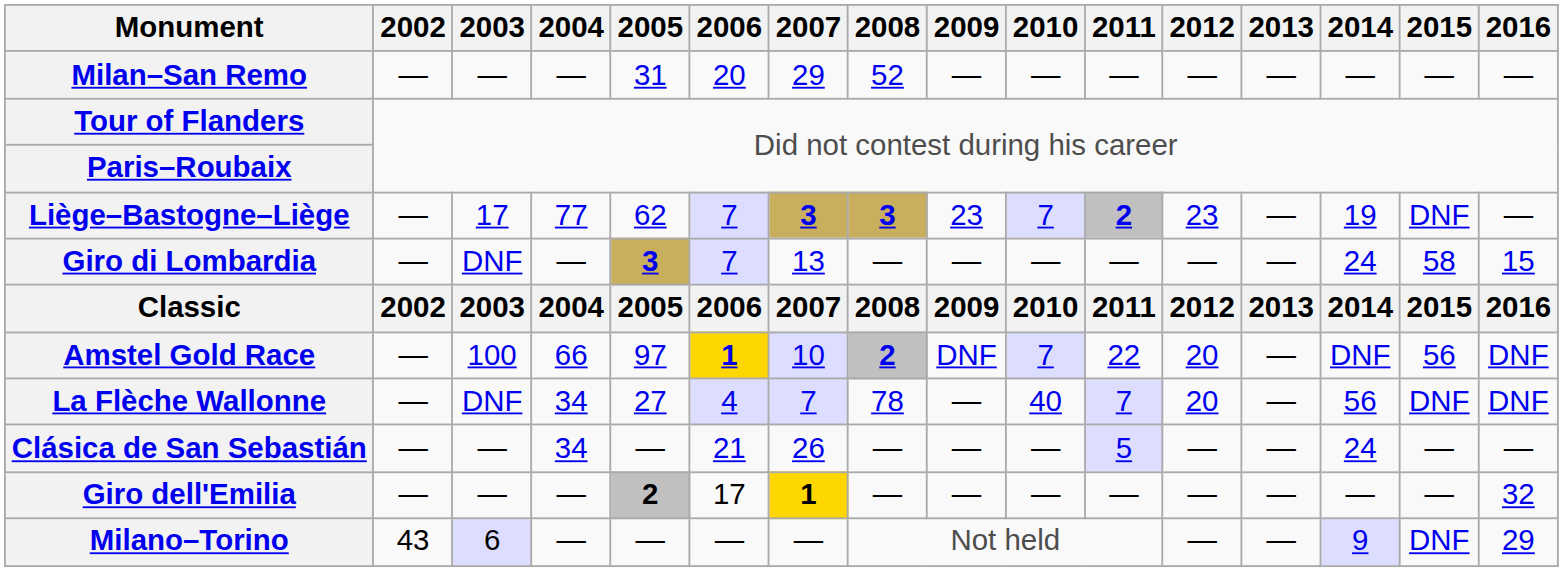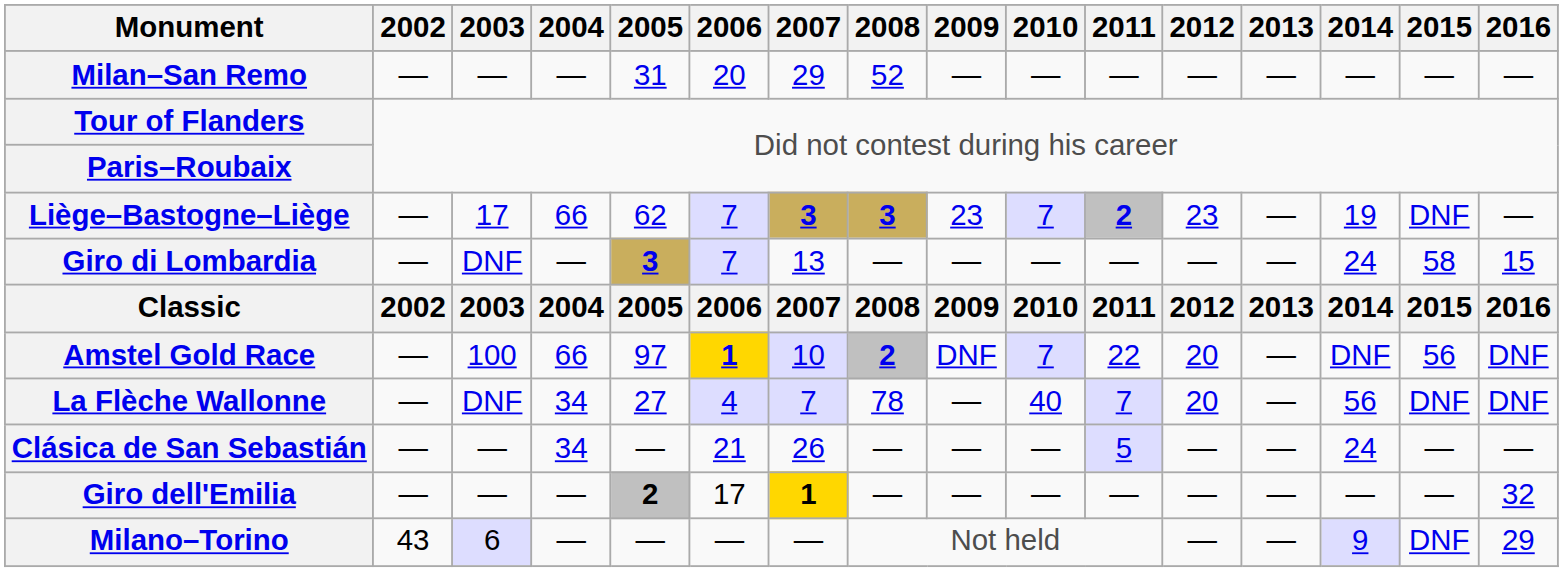(571, 214) 77 -> (571, 214) 66
